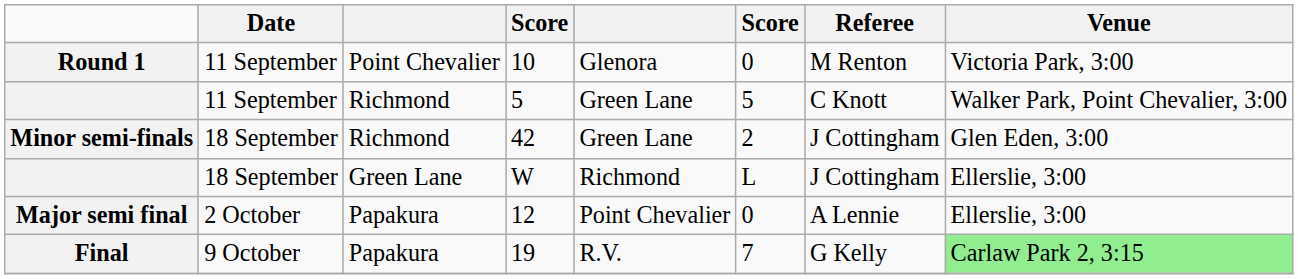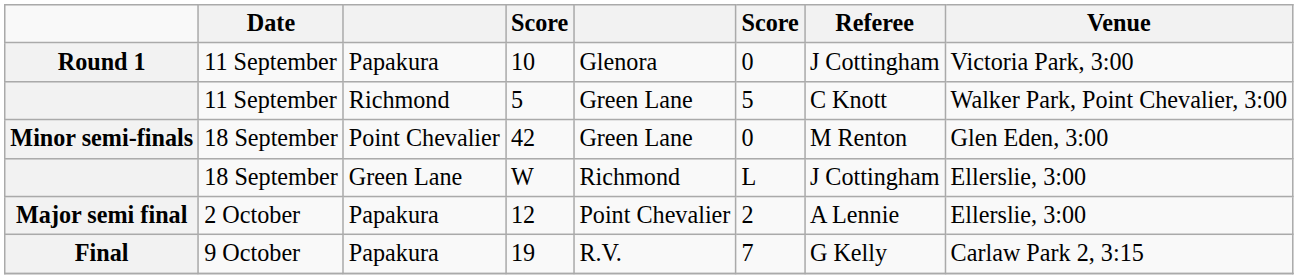(424, 61) Point Chevalier -> (394, 61) Papakura
(859, 61) M Renton -> (875, 61) J Cottingham
(399, 138) Richmond -> (424, 138) Point Chevalier
(748, 138) 2 -> (748, 138) 0
(875, 138) J Cottingham -> (859, 138) M Renton
(748, 215) 0 -> (748, 215) 2
(1047, 253) lightgreen background -> (1047, 253) no background
